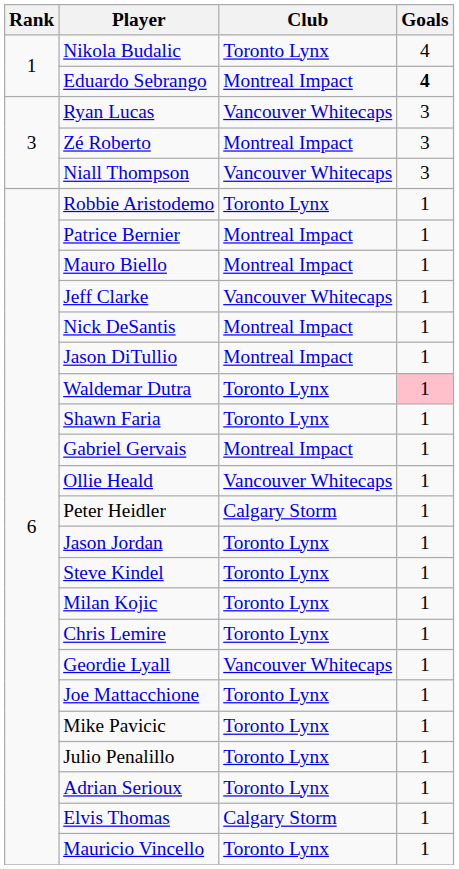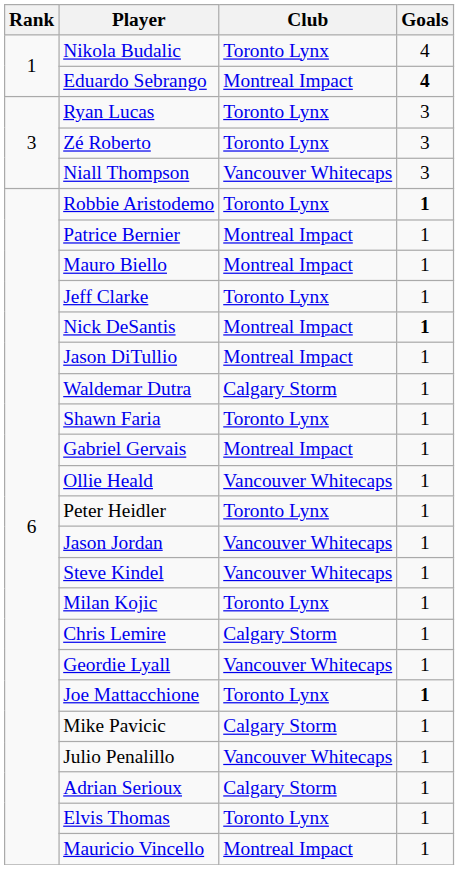(308, 111) Vancouver Whitecaps -> (276, 111) Toronto Lynx
(288, 142) Montreal Impact -> (276, 142) Toronto Lynx
(425, 204) normal -> (425, 204) bold
(308, 296) Vancouver Whitecaps -> (276, 296) Toronto Lynx
(425, 326) normal -> (425, 326) bold
(276, 388) Toronto Lynx -> (280, 388) Calgary Storm
(425, 388) pink background -> (425, 388) no background
(280, 511) Calgary Storm -> (276, 511) Toronto Lynx
(276, 541) Toronto Lynx -> (308, 541) Vancouver Whitecaps
(276, 572) Toronto Lynx -> (308, 572) Vancouver Whitecaps
(276, 633) Toronto Lynx -> (280, 633) Calgary Storm
(425, 695) normal -> (425, 695) bold
(276, 726) Toronto Lynx -> (280, 726) Calgary Storm
(276, 756) Toronto Lynx -> (308, 756) Vancouver Whitecaps
(276, 787) Toronto Lynx -> (280, 787) Calgary Storm
(280, 818) Calgary Storm -> (276, 818) Toronto Lynx
(276, 848) Toronto Lynx -> (288, 848) Montreal Impact
